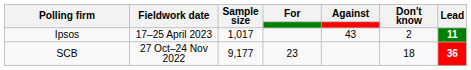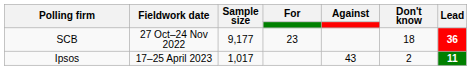rows swapped: (67, 35) <-> (67, 54)
